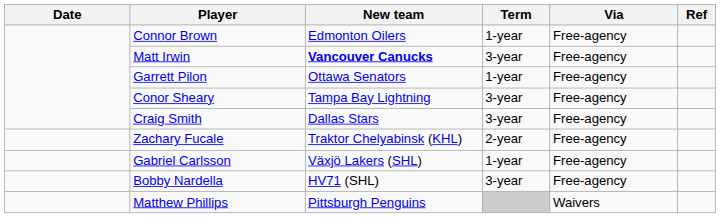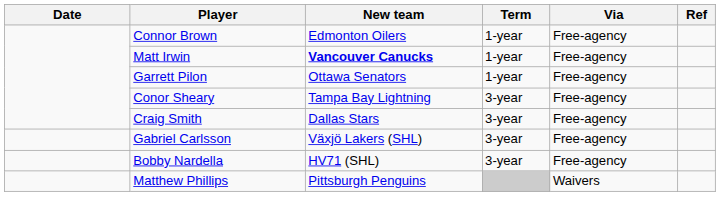(504, 56) 3-year -> (504, 56) 1-year
- row: (178, 139)
(504, 160) 1-year -> (504, 139) 3-year
